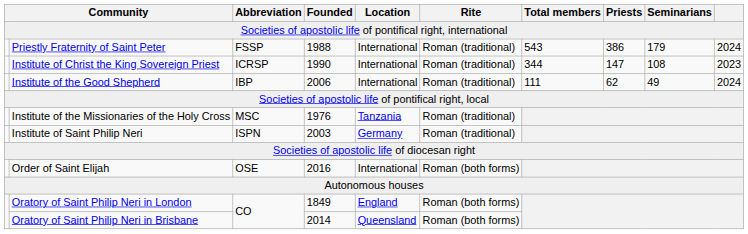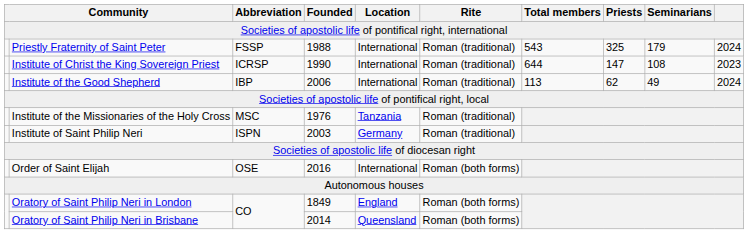(615, 47) 386 -> (615, 47) 325
(533, 64) 344 -> (533, 64) 644
(533, 82) 111 -> (533, 82) 113
